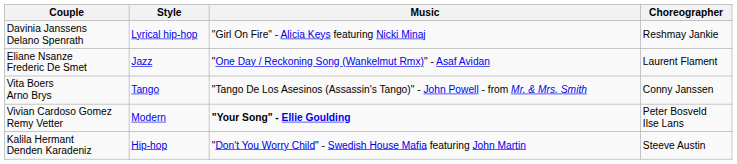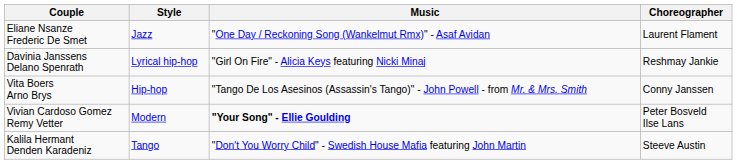rows swapped: (47, 34) <-> (47, 62)
(145, 90) Tango -> (149, 90) Hip-hop
(149, 145) Hip-hop -> (145, 145) Tango
